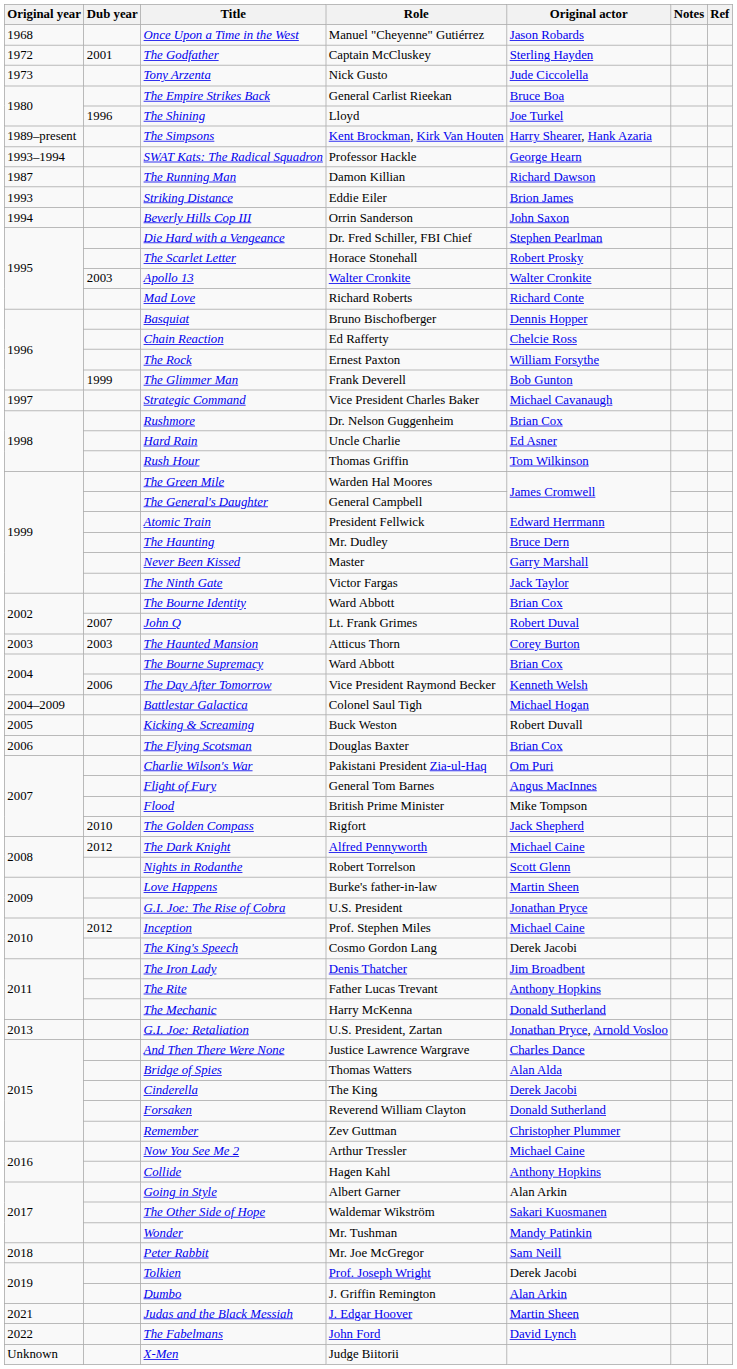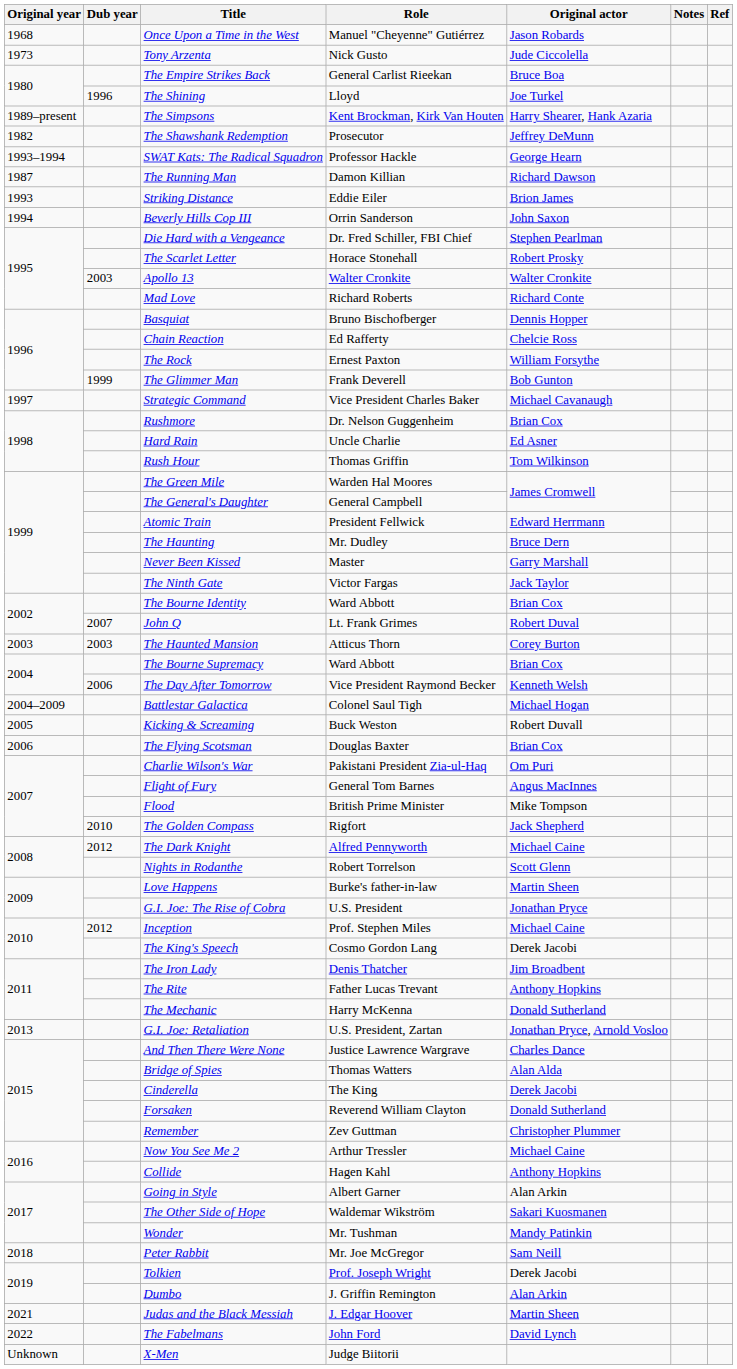- row: (181, 55)
+ row: (216, 136)
